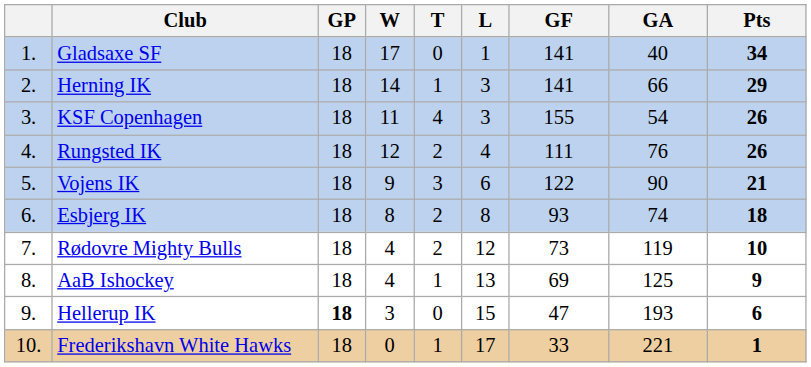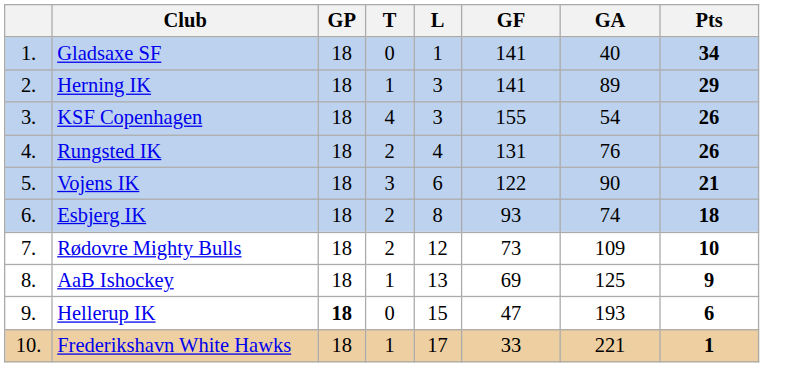- column: (390, 20)
(658, 85) 66 -> (610, 85) 89
(559, 150) 111 -> (511, 150) 131
(658, 248) 119 -> (610, 248) 109
